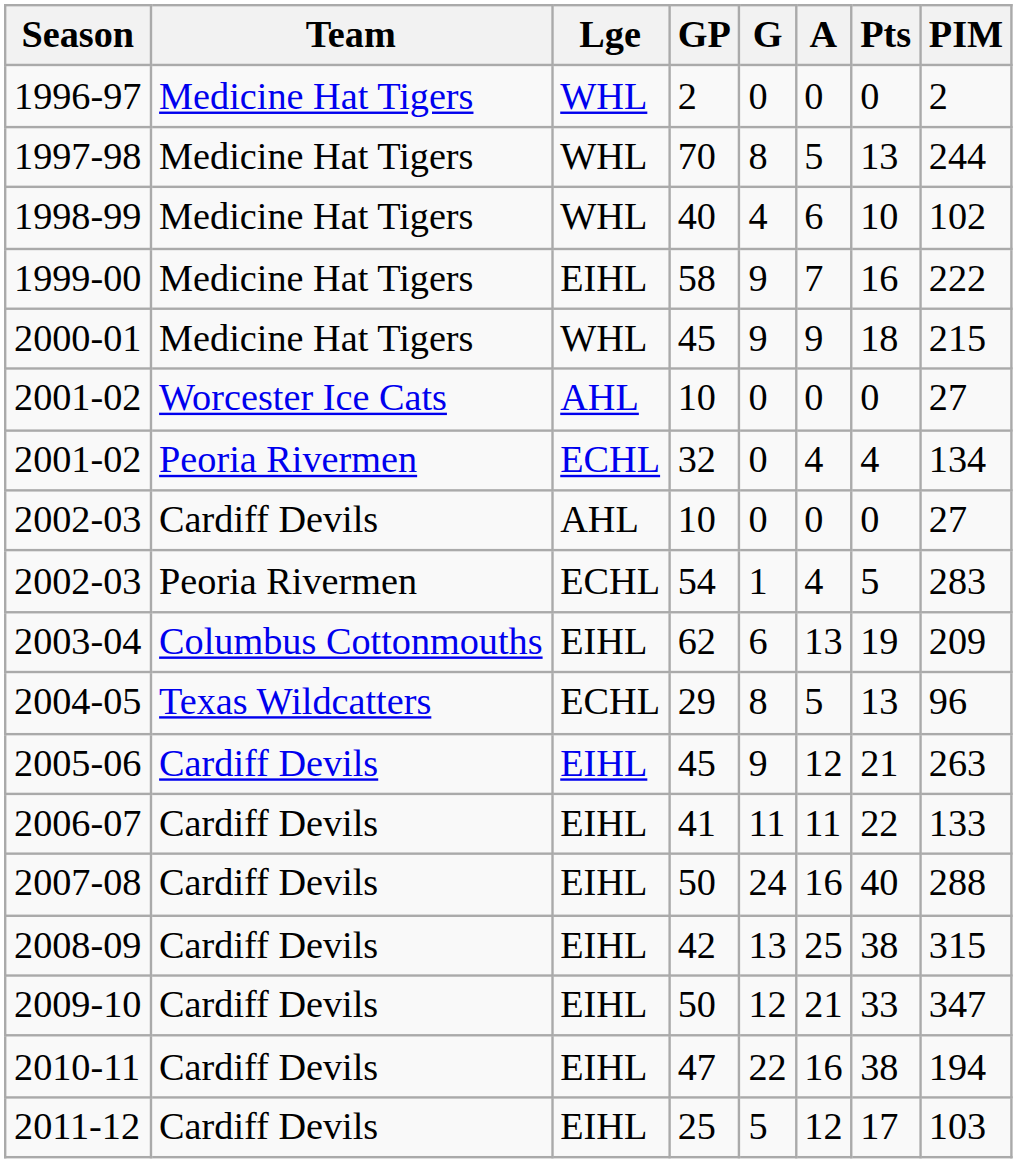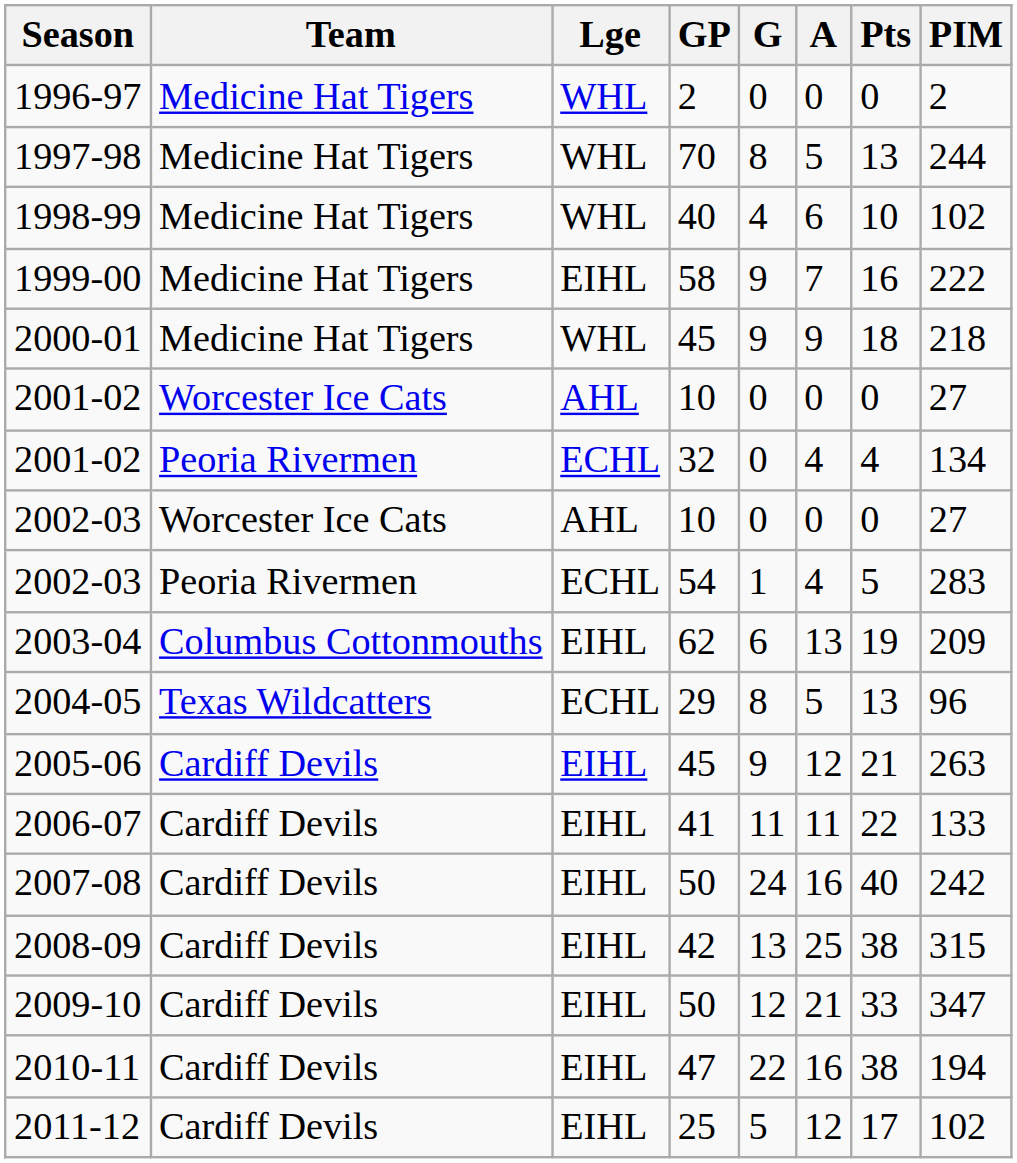(957, 338) 215 -> (957, 338) 218
(269, 519) Cardiff Devils -> (303, 519) Worcester Ice Cats
(957, 883) 288 -> (957, 883) 242
(957, 1126) 103 -> (957, 1126) 102
